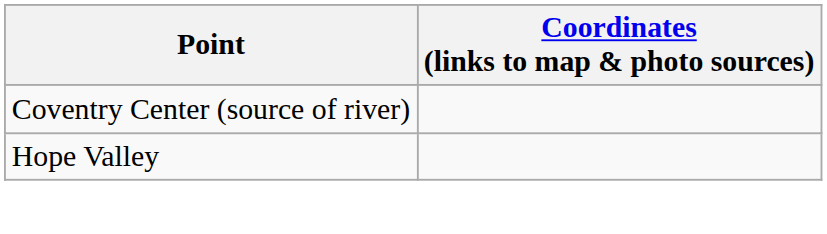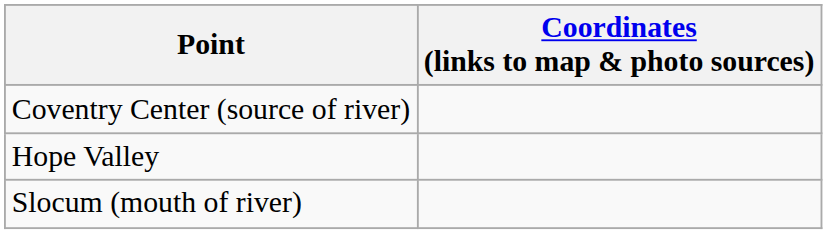+ row: (157, 203)
